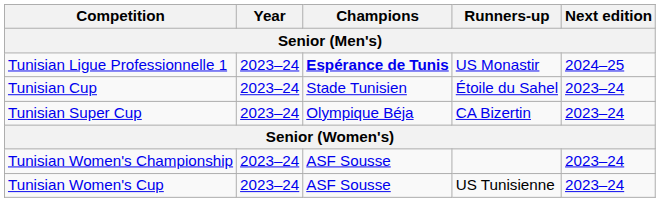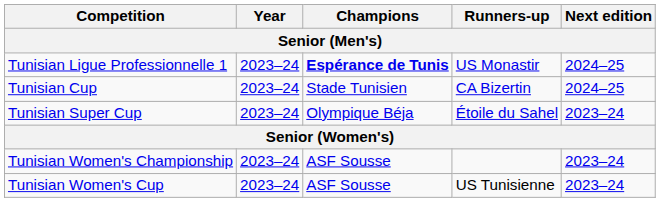(507, 88) Étoile du Sahel -> (493, 88) CA Bizertin
(595, 88) 2023–24 -> (595, 88) 2024–25
(493, 112) CA Bizertin -> (507, 112) Étoile du Sahel
